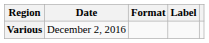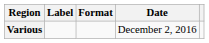columns swapped: (87, 13) <-> (183, 13)
